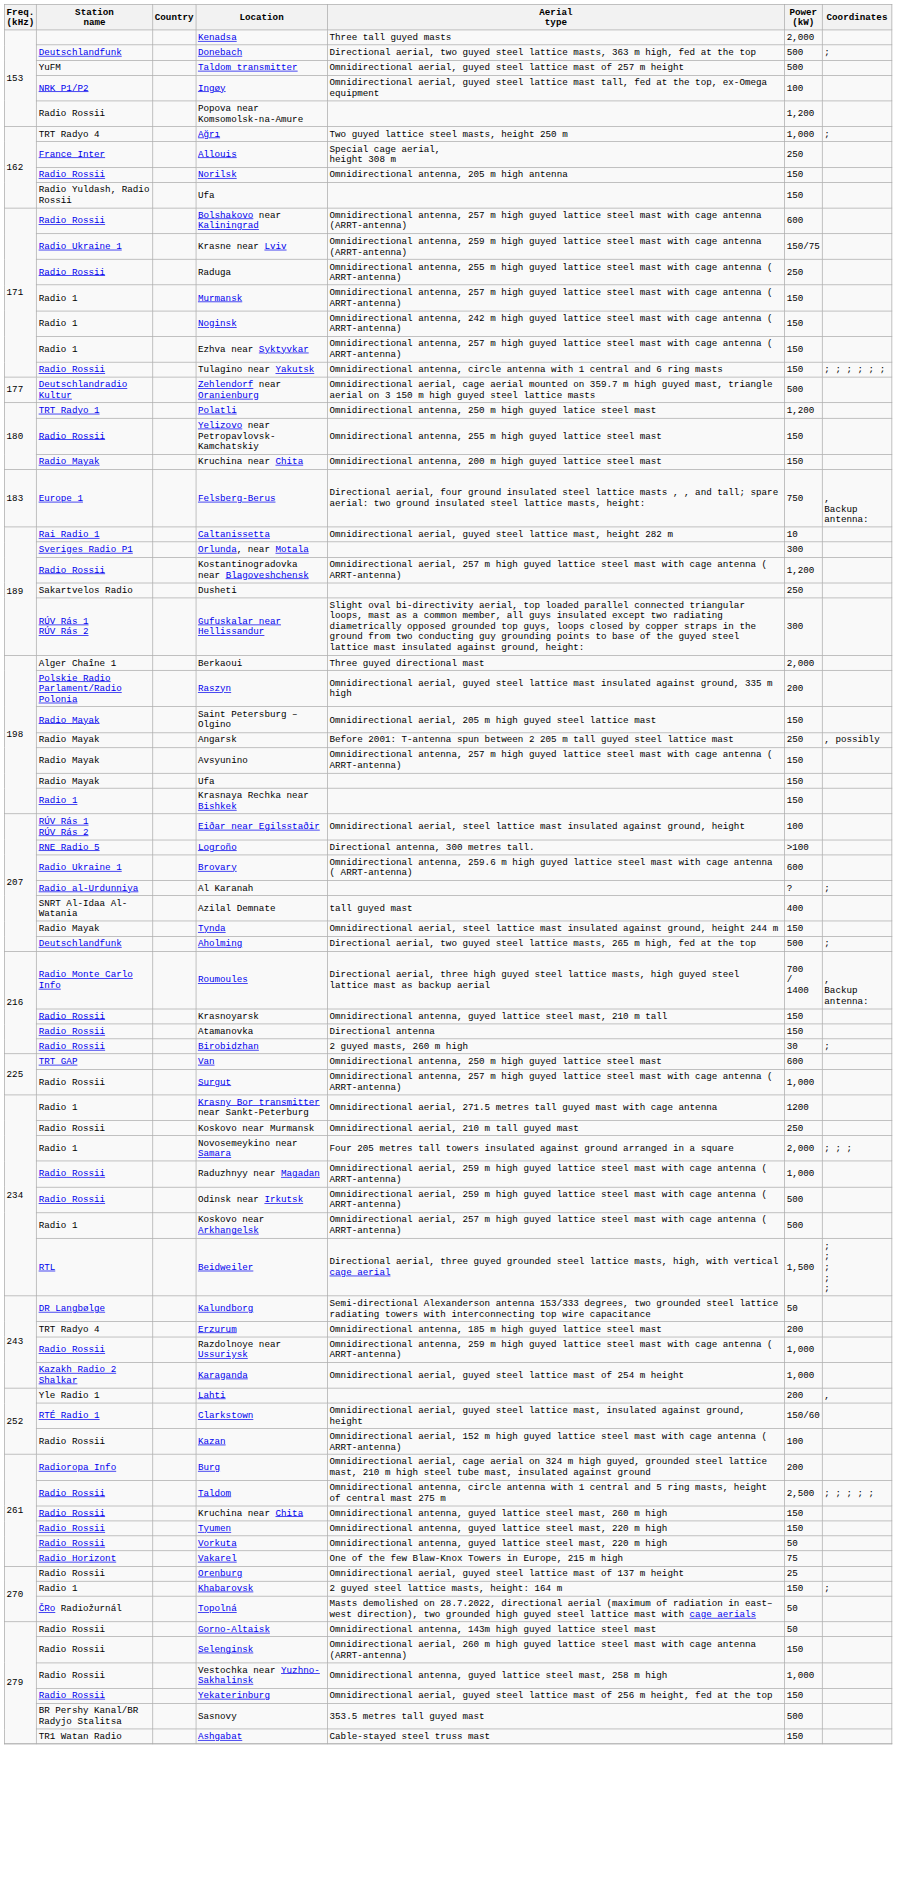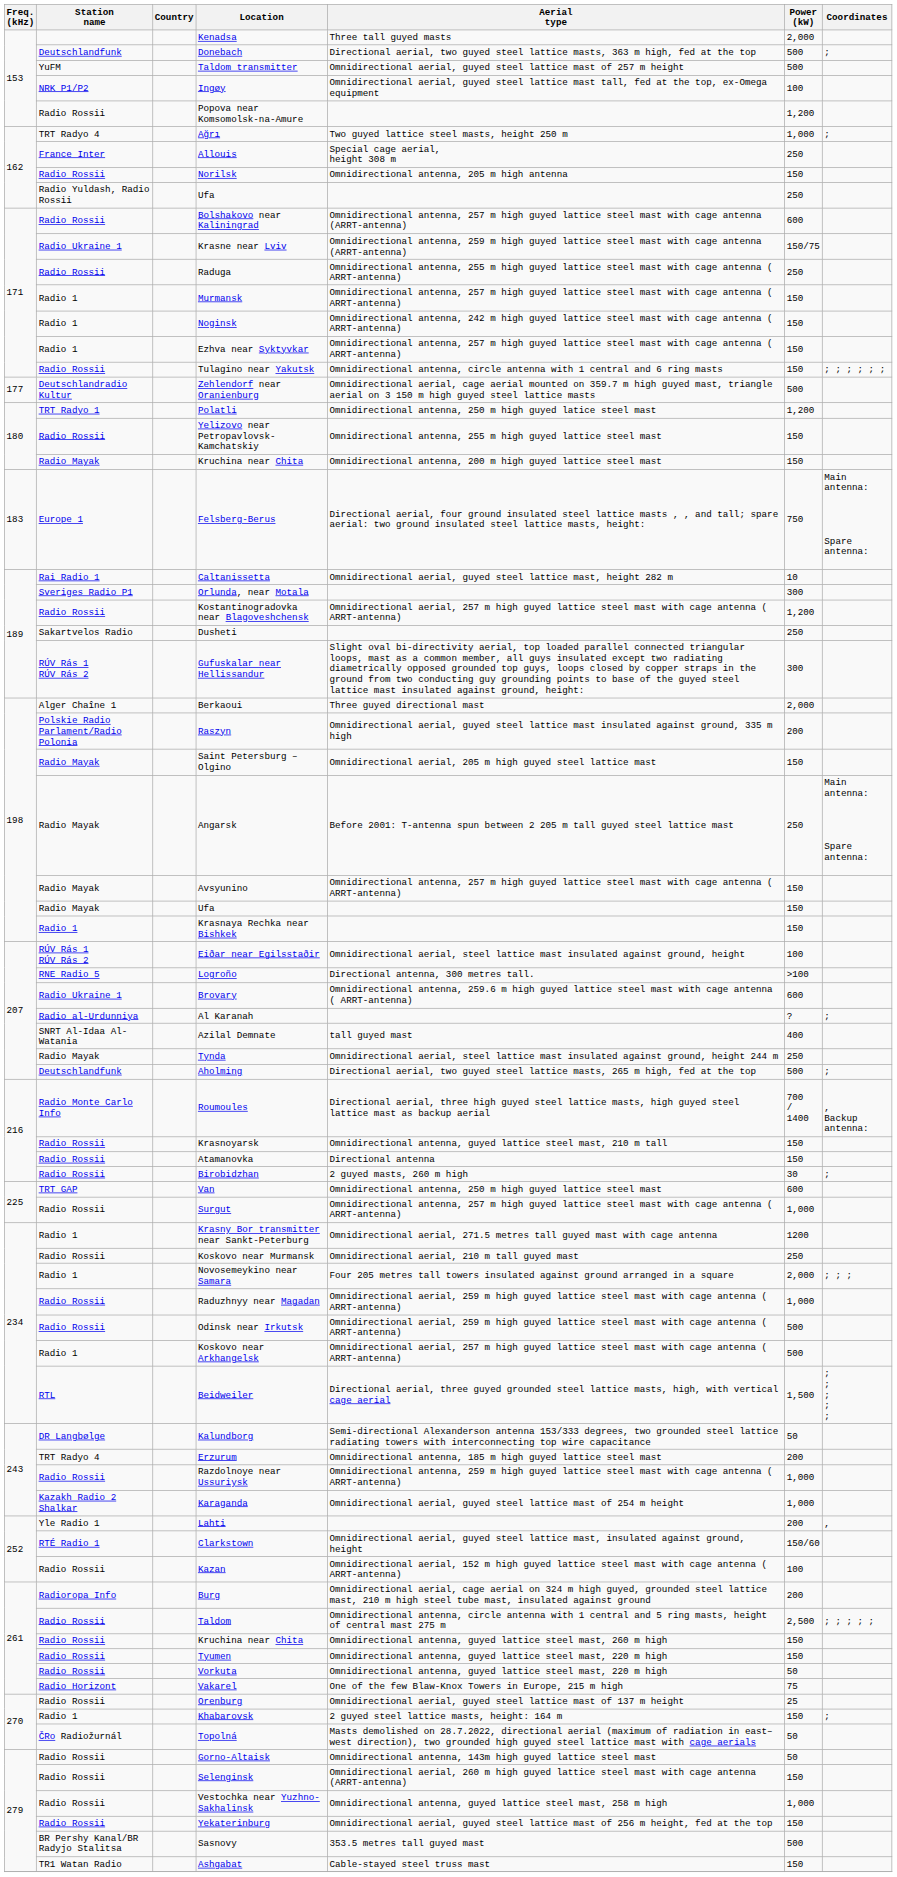(795, 195) 150 -> (795, 195) 250
(846, 509) , Backup antenna: -> (846, 514) Main antenna: Spare antenna:
(852, 740) , possibly -> (846, 820) Main antenna: Spare antenna:
(795, 929) 150 -> (795, 1057) 250
